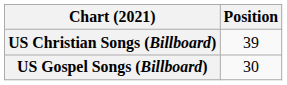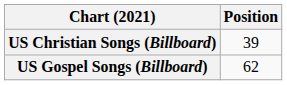(251, 67) 30 -> (251, 67) 62
